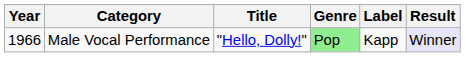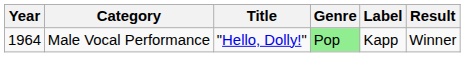(24, 39) 1966 -> (24, 39) 1964
(433, 39) lavender background -> (433, 39) no background
